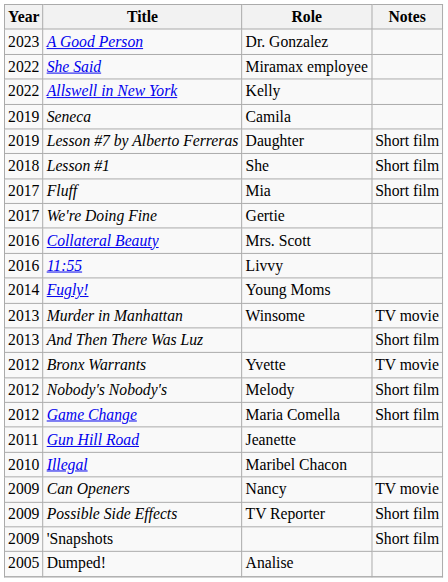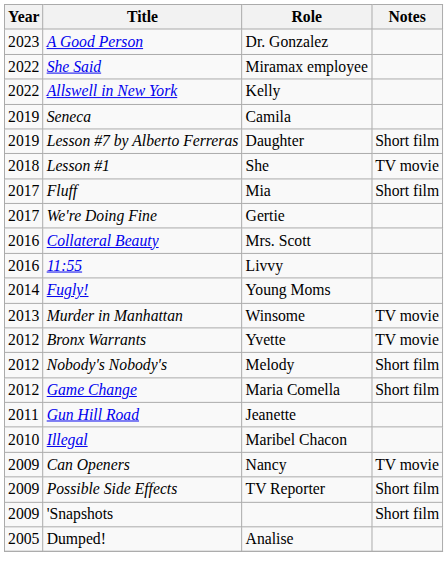(407, 166) Short film -> (407, 166) TV movie
- row: (125, 340)
